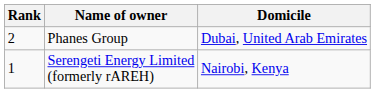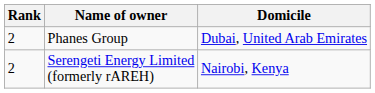(11, 68) 1 -> (11, 68) 2
